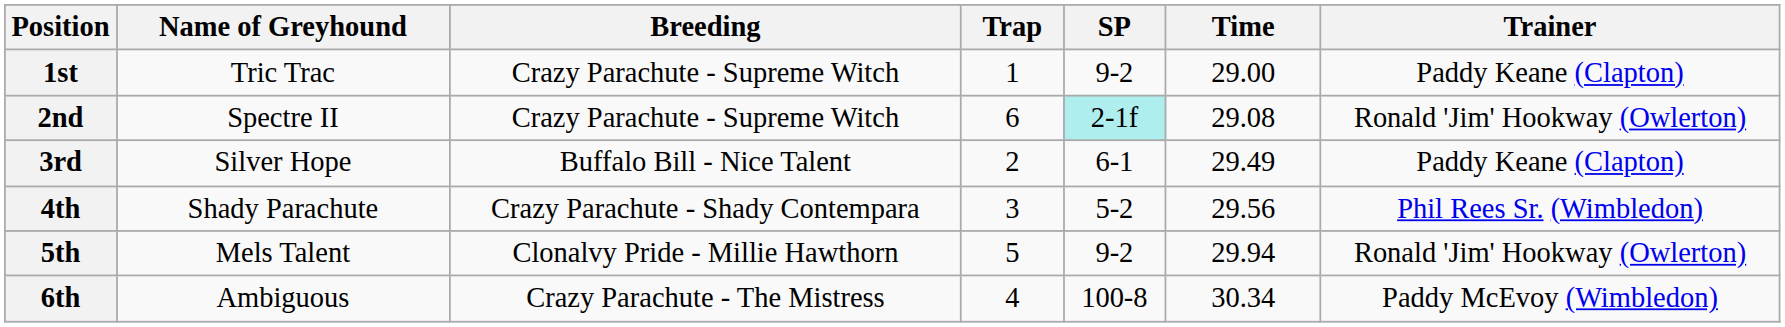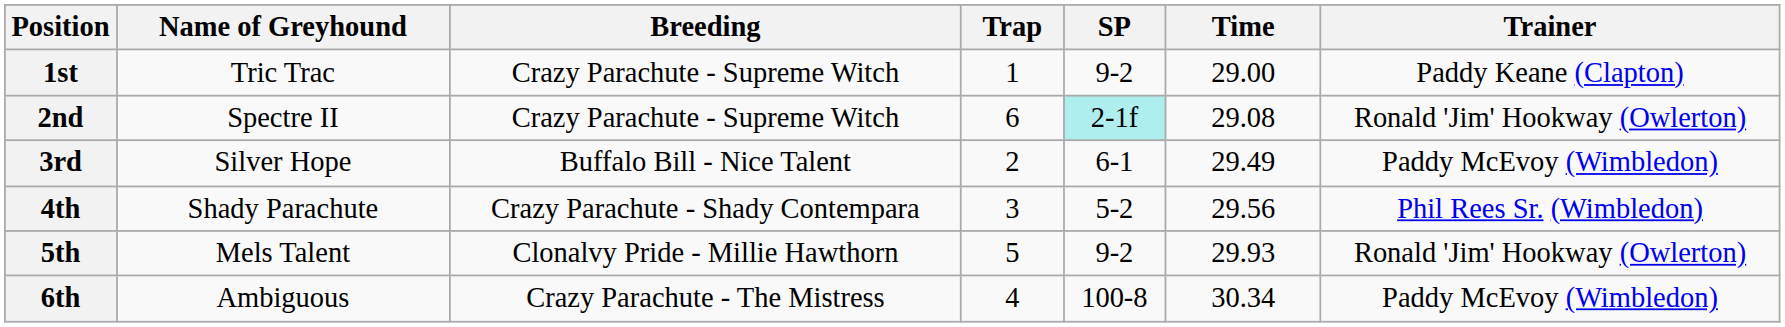(1550, 162) Paddy Keane (Clapton) -> (1550, 162) Paddy McEvoy (Wimbledon)
(1243, 252) 29.94 -> (1243, 252) 29.93
